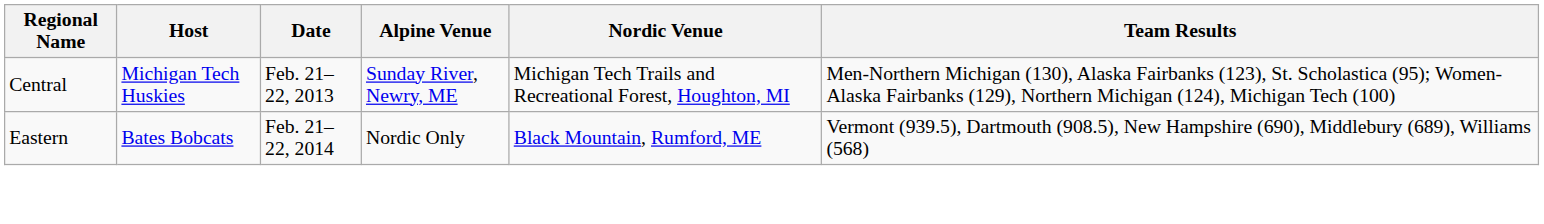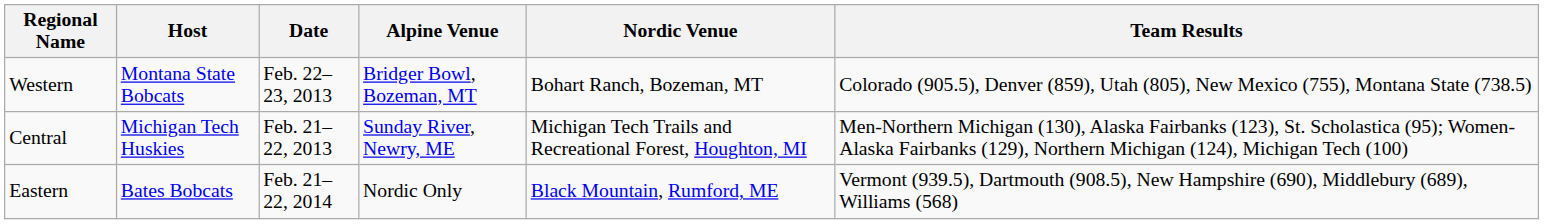+ row: (41, 84)
